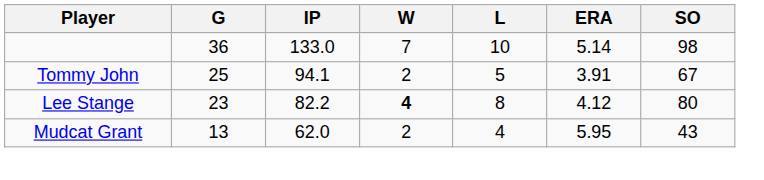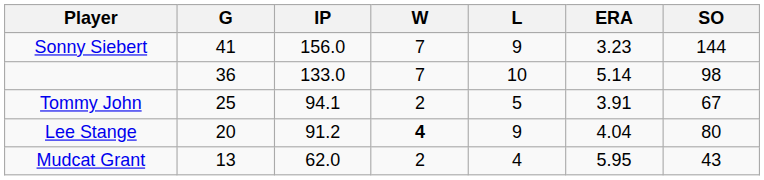+ row: (91, 47)
(218, 103) 23 -> (226, 132) 20
(312, 103) 82.2 -> (323, 132) 91.2
(500, 103) 8 -> (517, 132) 9
(594, 103) 4.12 -> (614, 132) 4.04
